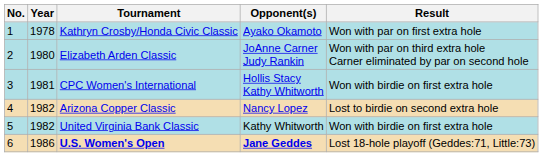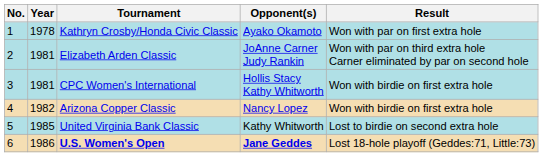(42, 55) 1980 -> (42, 55) 1981
(414, 108) Lost to birdie on second extra hole -> (411, 108) Won with birdie on first extra hole
(42, 126) 1982 -> (42, 126) 1985
(411, 126) Won with birdie on first extra hole -> (414, 126) Lost to birdie on second extra hole
